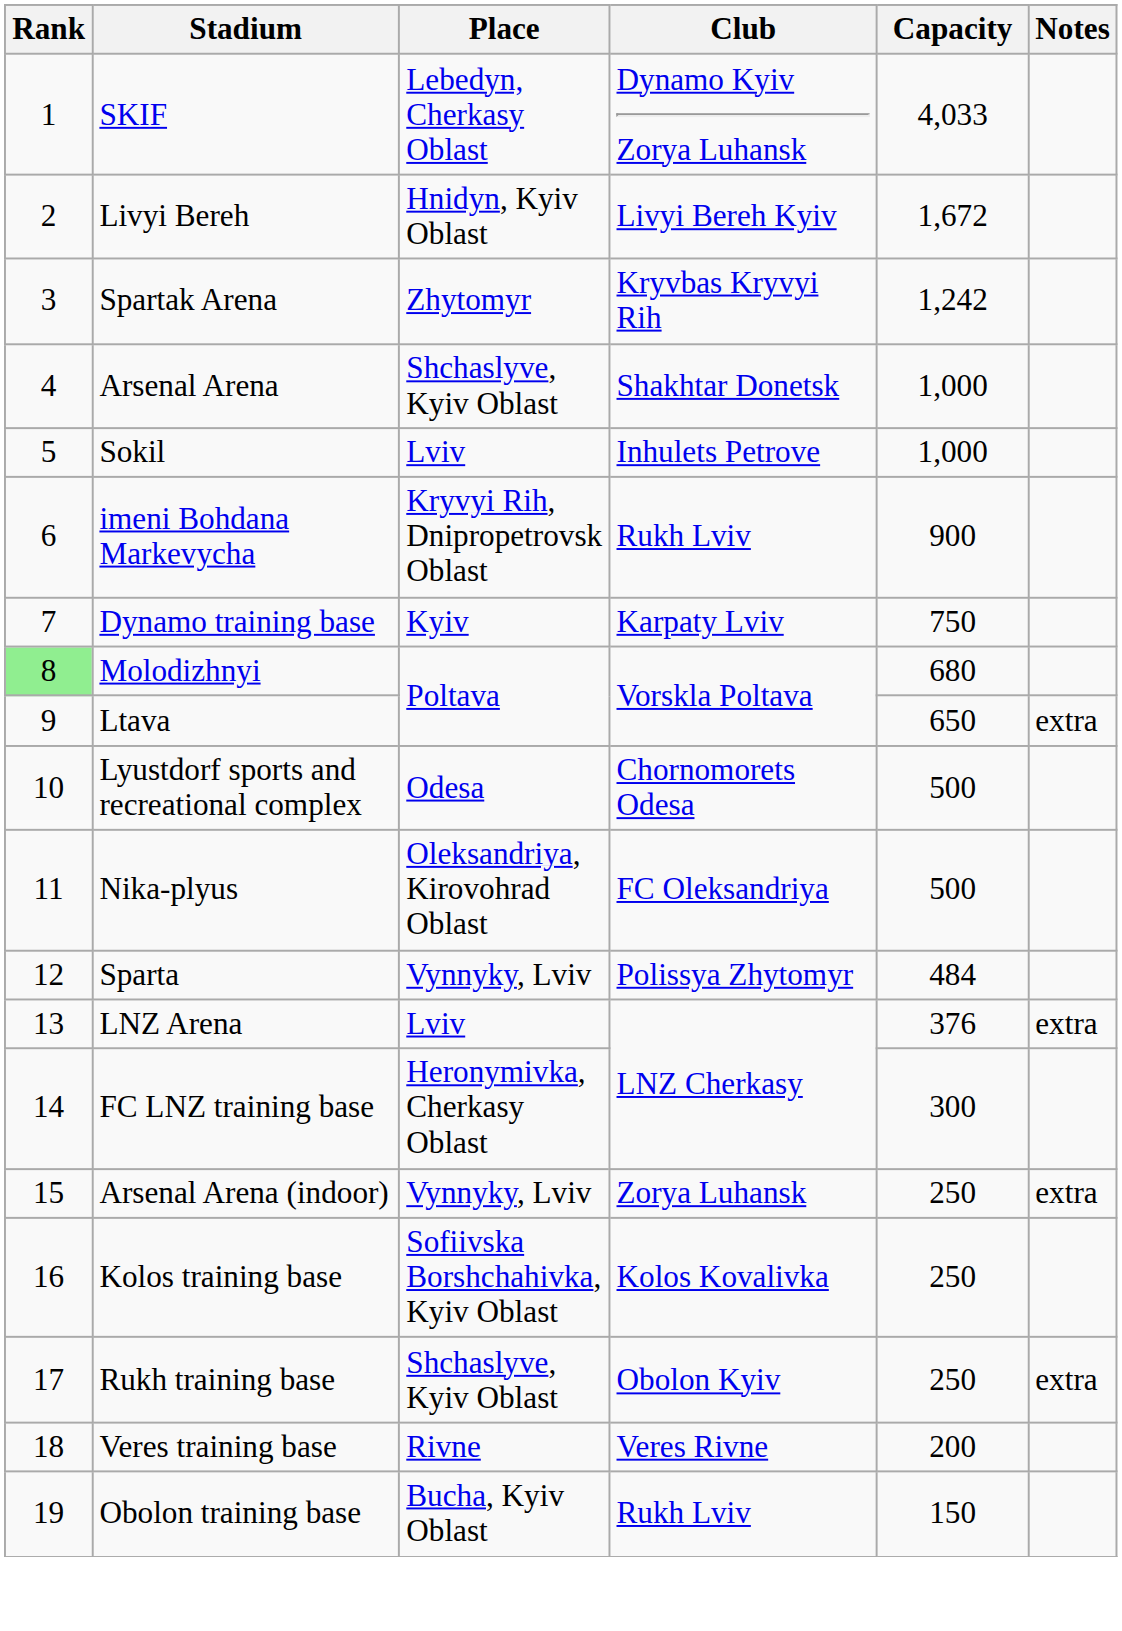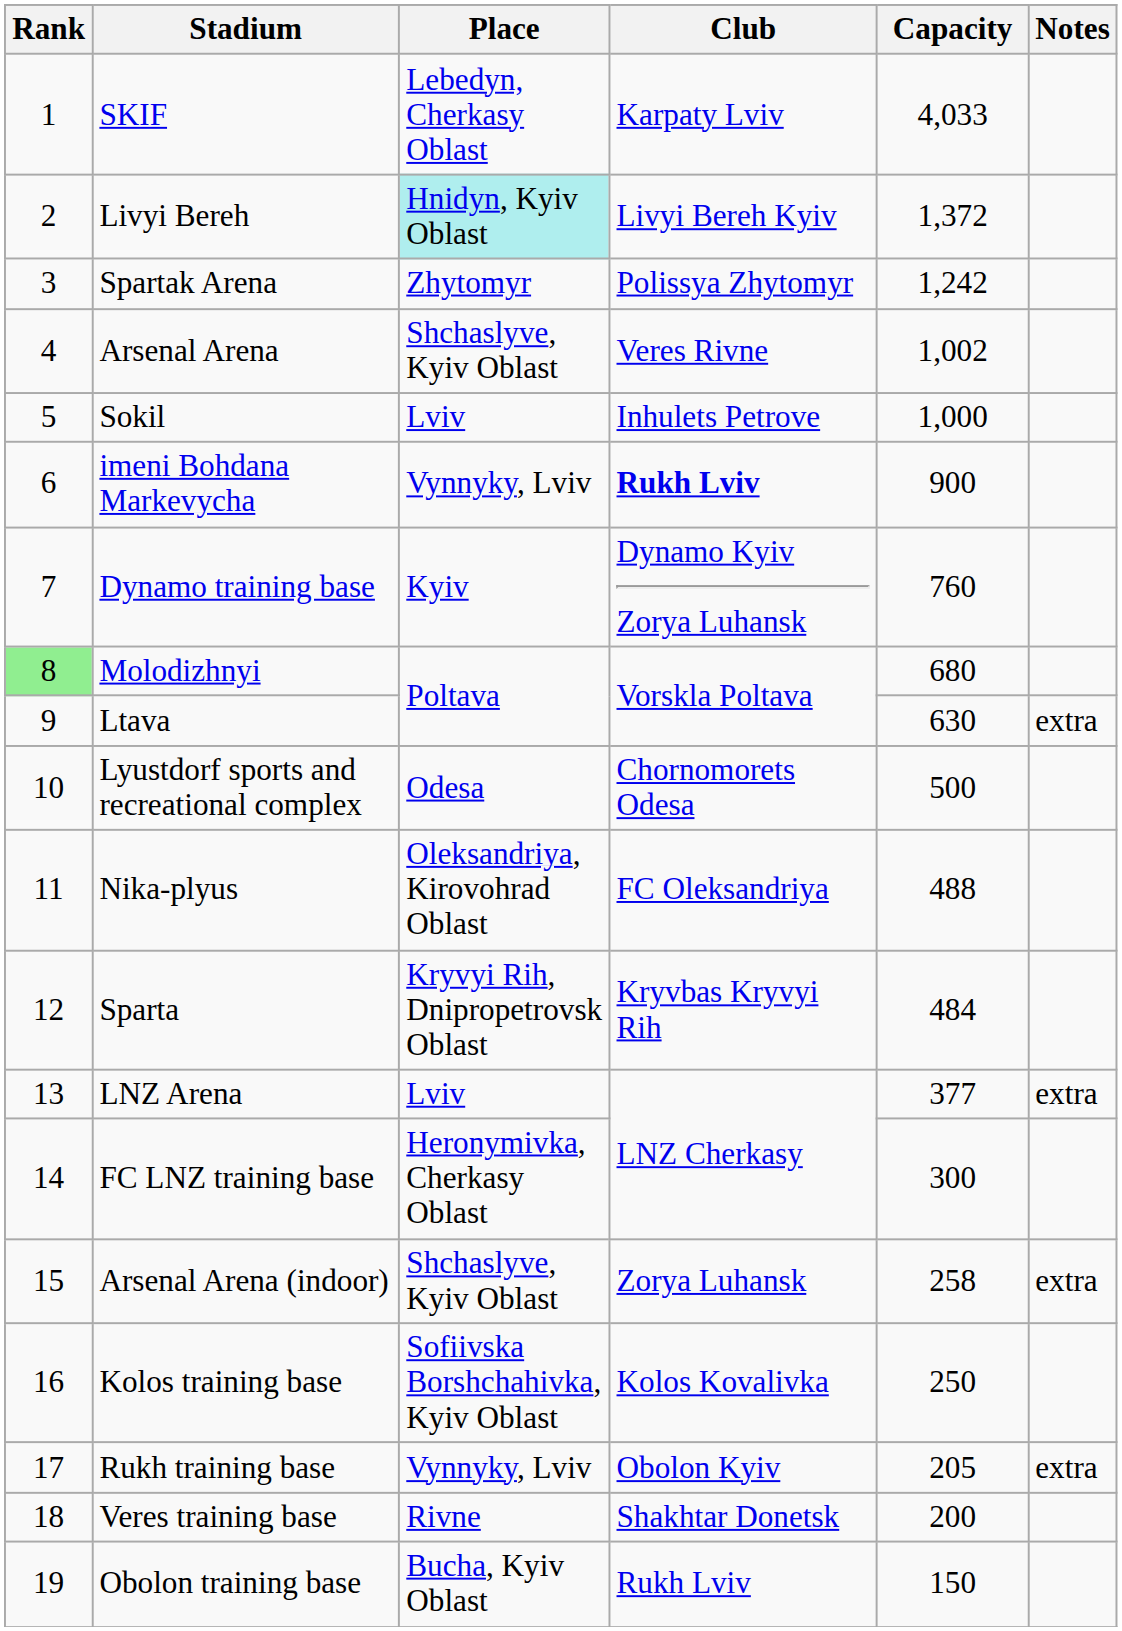(743, 113) Dynamo Kyiv Zorya Luhansk -> (700, 113) Karpaty Lviv
(492, 215) no background -> (492, 215) paleturquoise background
(953, 215) 1,672 -> (953, 215) 1,372
(717, 300) Kryvbas Kryvyi Rih -> (735, 282) Polissya Zhytomyr
(728, 385) Shakhtar Donetsk -> (692, 350) Veres Rivne
(953, 385) 1,000 -> (953, 350) 1,002
(504, 536) Kryvyi Rih, Dnipropetrovsk Oblast -> (499, 484) Vynnyky, Lviv
(684, 536) normal -> (688, 484) bold
(700, 621) Karpaty Lviv -> (743, 586) Dynamo Kyiv Zorya Luhansk
(953, 621) 750 -> (953, 586) 760
(953, 720) 650 -> (953, 720) 630
(953, 889) 500 -> (953, 889) 488
(499, 974) Vynnyky, Lviv -> (504, 1009) Kryvyi Rih, Dnipropetrovsk Oblast
(735, 974) Polissya Zhytomyr -> (717, 1009) Kryvbas Kryvyi Rih
(953, 1023) 376 -> (953, 1093) 377
(499, 1192) Vynnyky, Lviv -> (482, 1280) Shchaslyve, Kyiv Oblast
(953, 1192) 250 -> (953, 1280) 258
(482, 1379) Shchaslyve, Kyiv Oblast -> (499, 1467) Vynnyky, Lviv
(953, 1379) 250 -> (953, 1467) 205
(692, 1446) Veres Rivne -> (728, 1516) Shakhtar Donetsk
